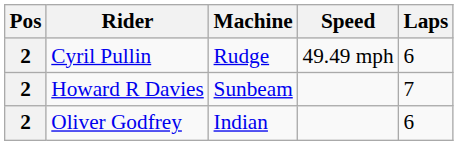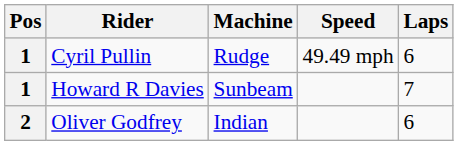(26, 55) 2 -> (26, 55) 1
(26, 88) 2 -> (26, 88) 1
